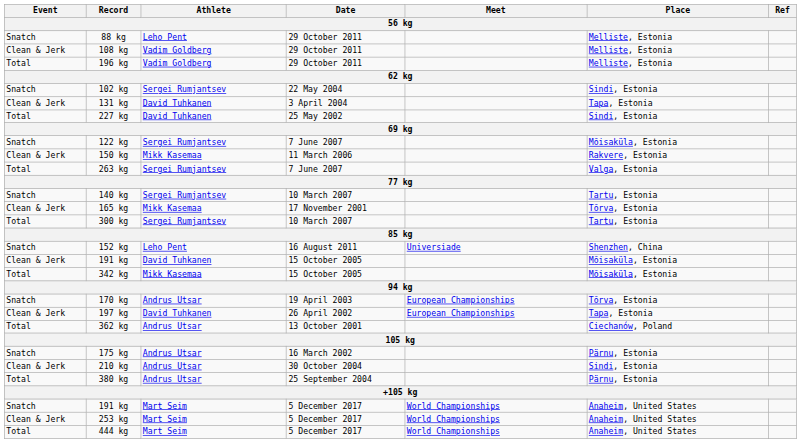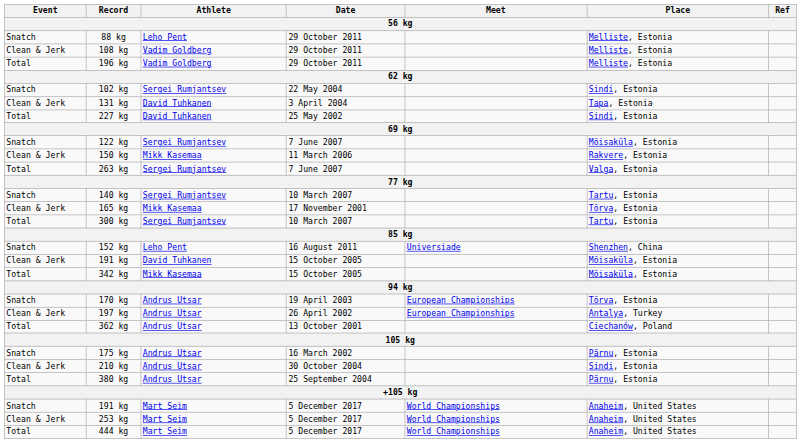(177, 314) David Tuhkanen -> (172, 314) Andrus Utsar
(621, 314) Tapa, Estonia -> (626, 314) Antalya, Turkey
